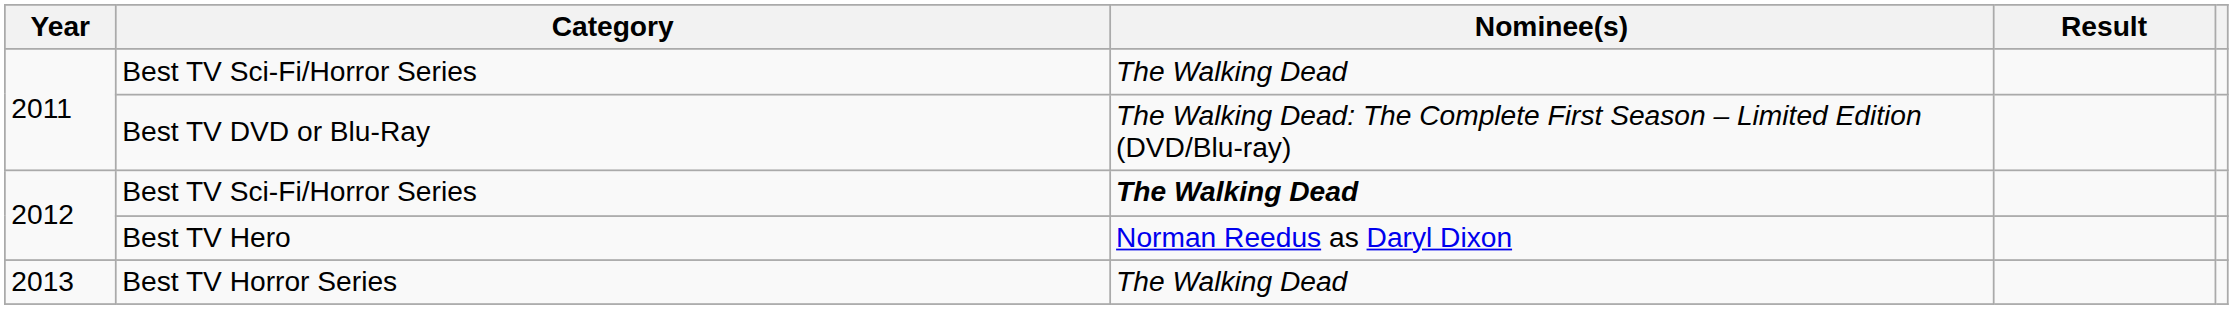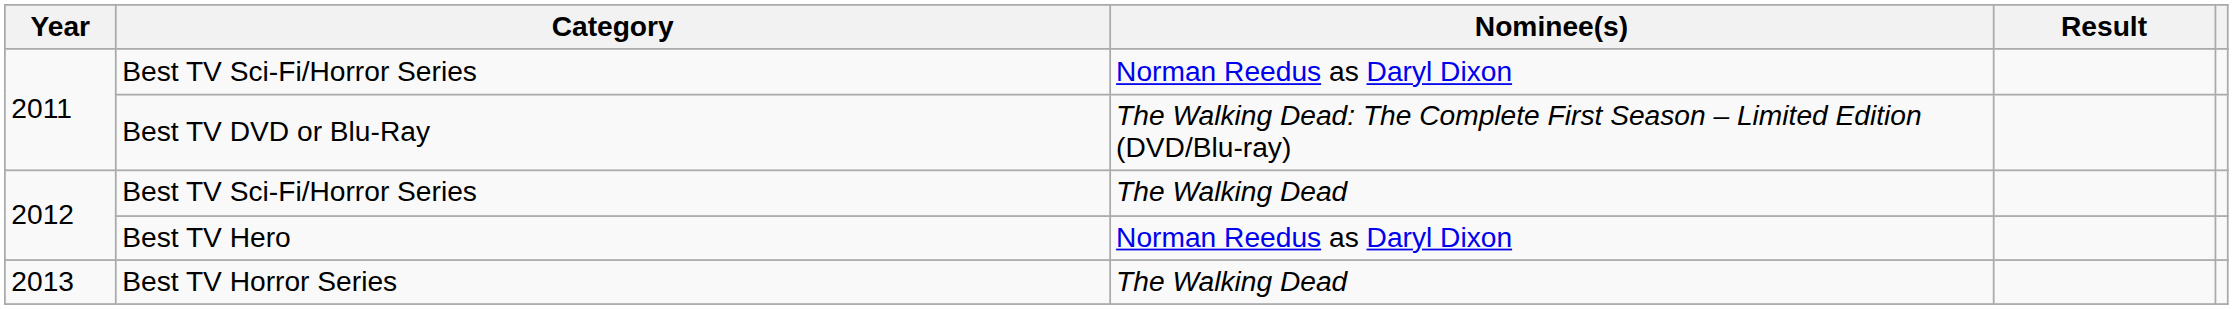(1232, 71) The Walking Dead -> (1314, 71) Norman Reedus as Daryl Dixon
(1237, 192) bold -> (1232, 192) normal
